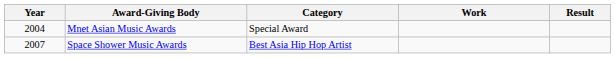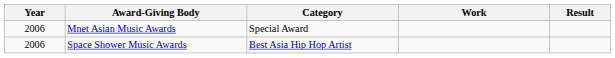(35, 28) 2004 -> (35, 28) 2006
(35, 45) 2007 -> (35, 45) 2006
